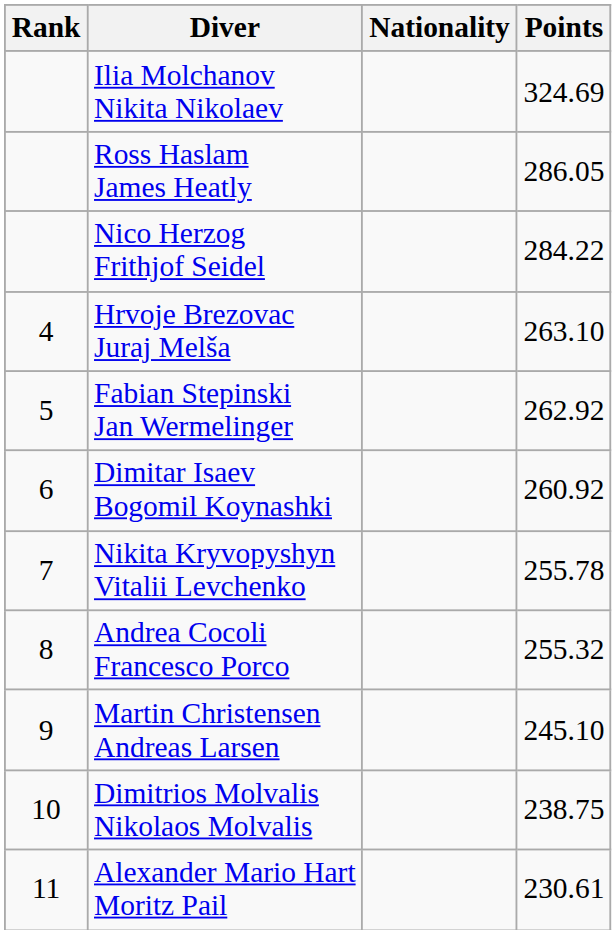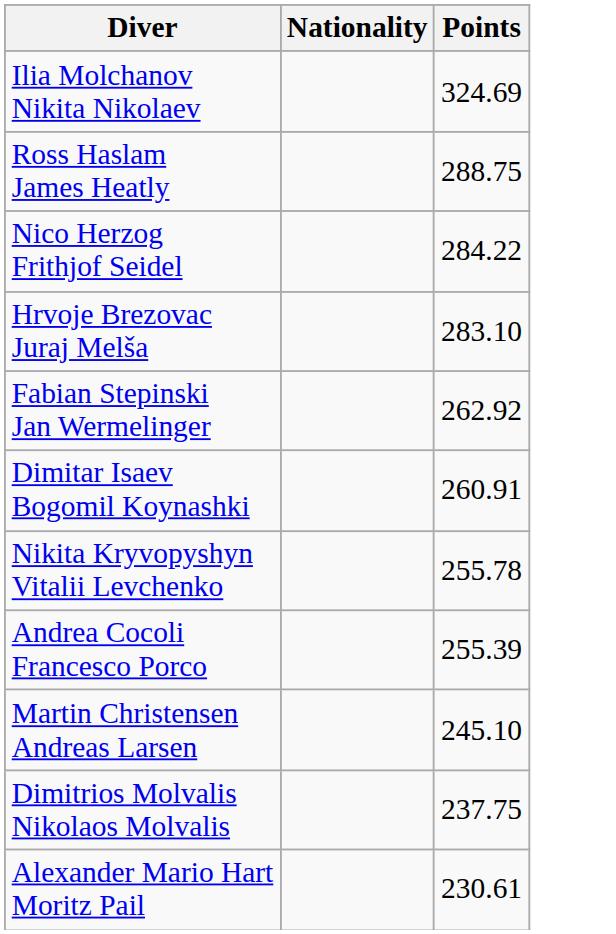- column: (46, 27)
(564, 170) 286.05 -> (482, 170) 288.75
(564, 330) 263.10 -> (482, 330) 283.10
(564, 490) 260.92 -> (482, 490) 260.91
(564, 649) 255.32 -> (482, 649) 255.39
(564, 809) 238.75 -> (482, 809) 237.75
